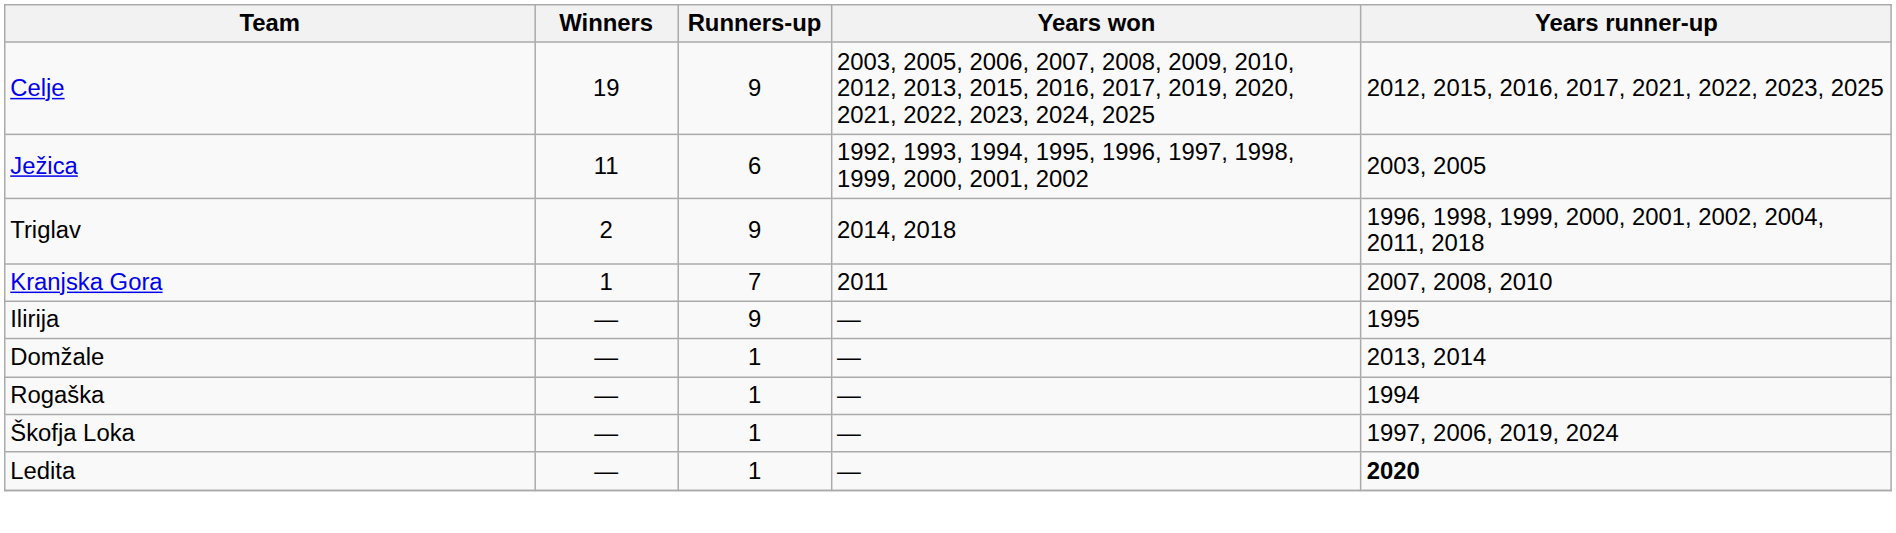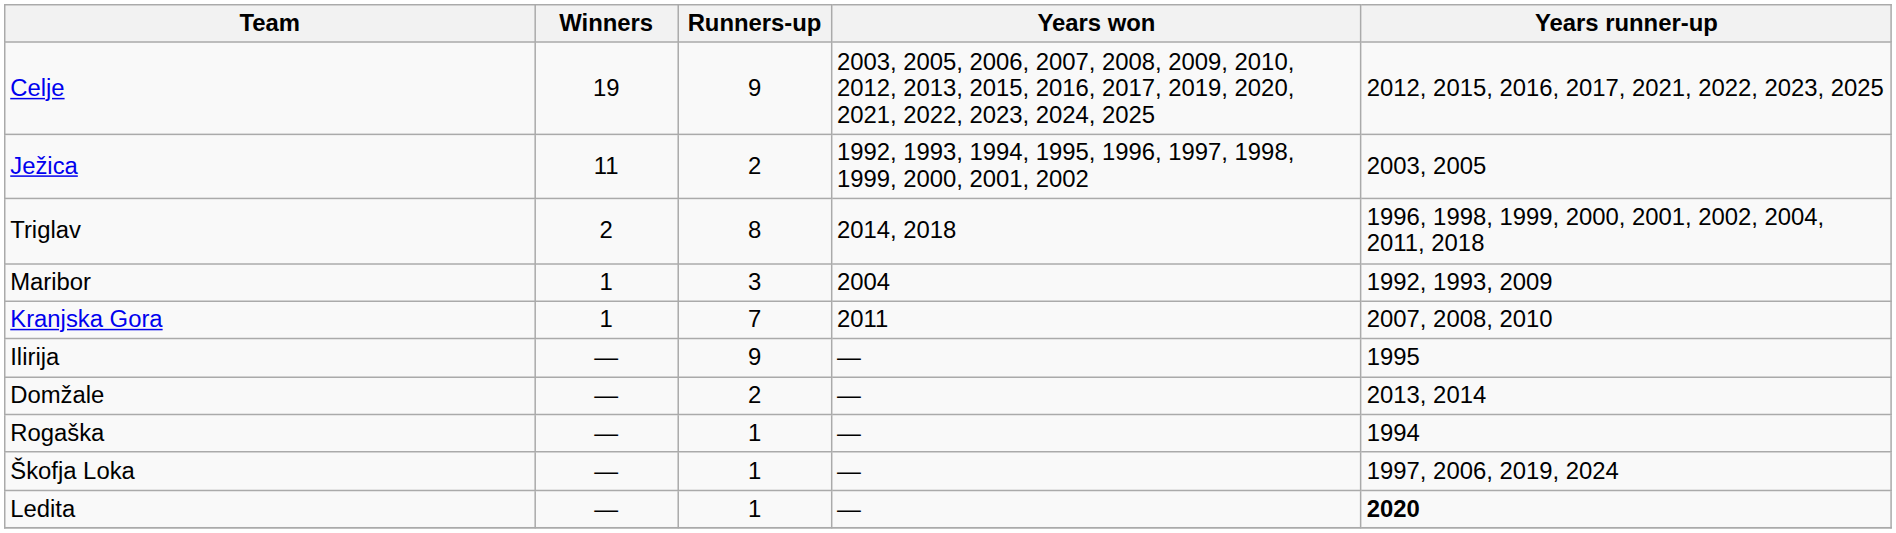(755, 166) 6 -> (755, 166) 2
(755, 230) 9 -> (755, 230) 8
+ row: (51, 281)
(755, 357) 1 -> (755, 395) 2
